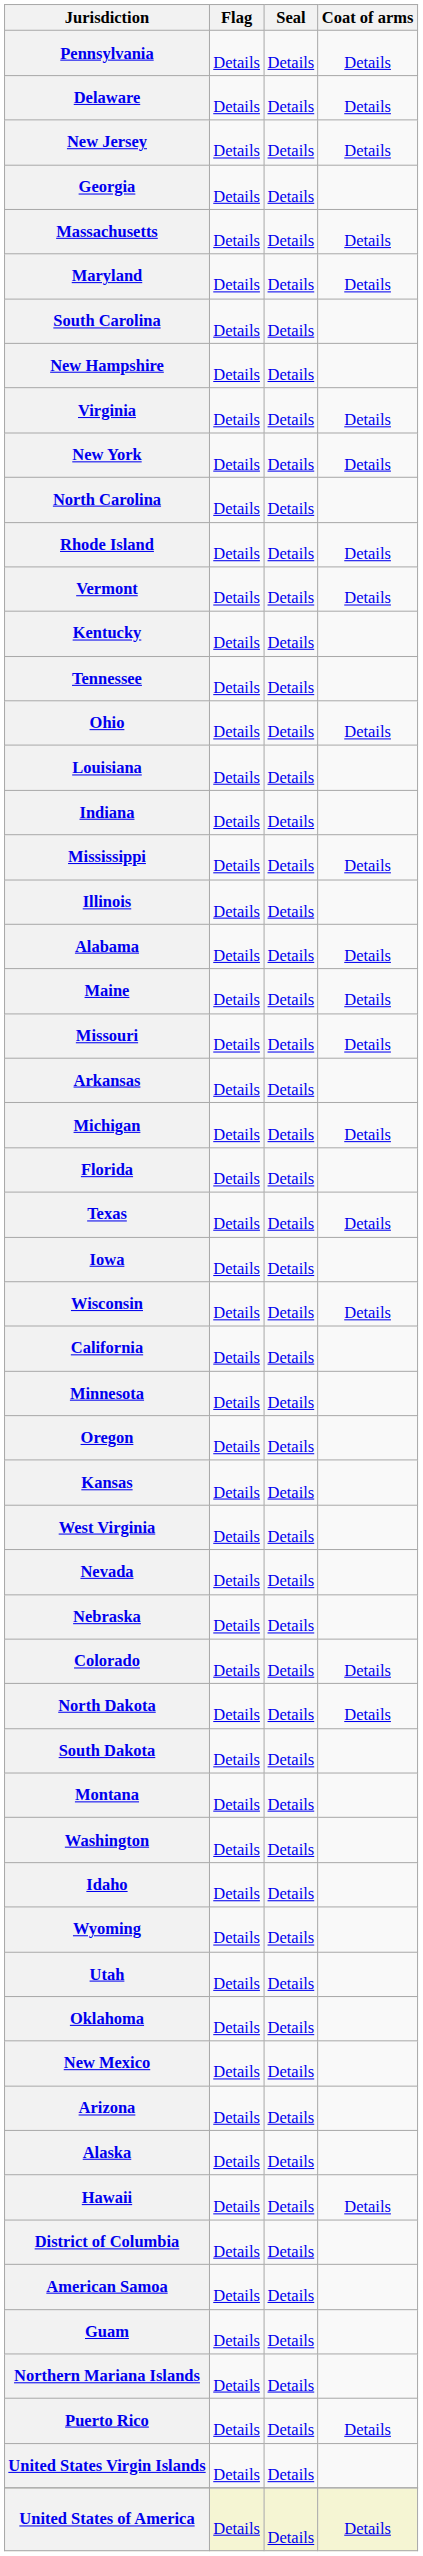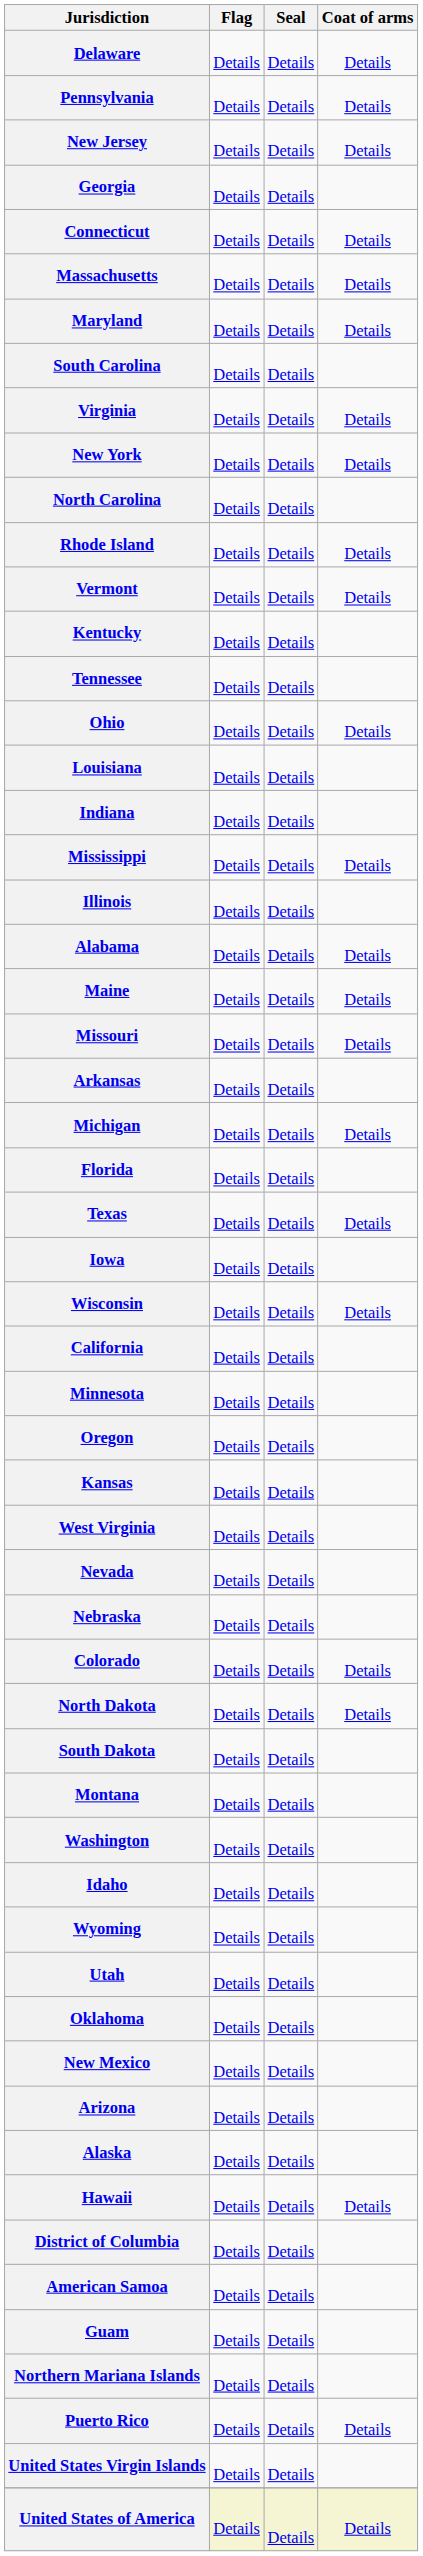rows swapped: (107, 97) <-> (107, 52)
+ row: (107, 231)
- row: (107, 365)
